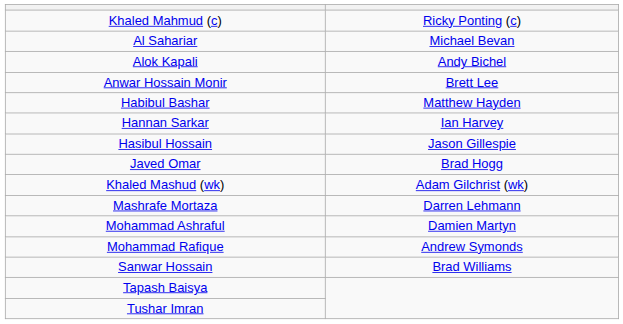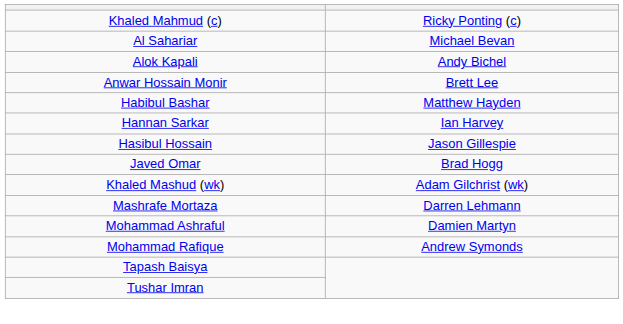- row: (165, 267)
